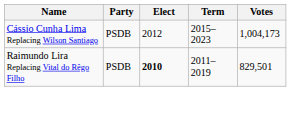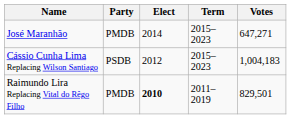+ row: (37, 34)
(260, 34) 1,004,173 -> (260, 61) 1,004,183
(118, 67) PSDB -> (120, 94) PMDB
